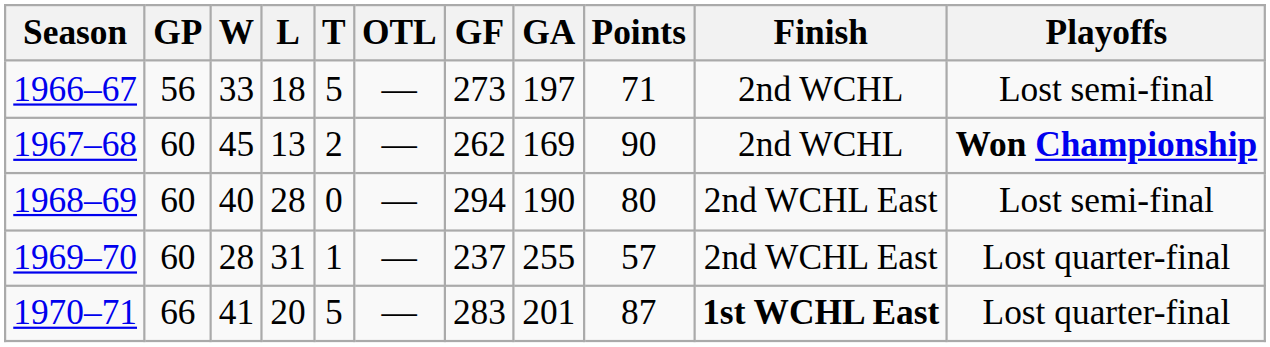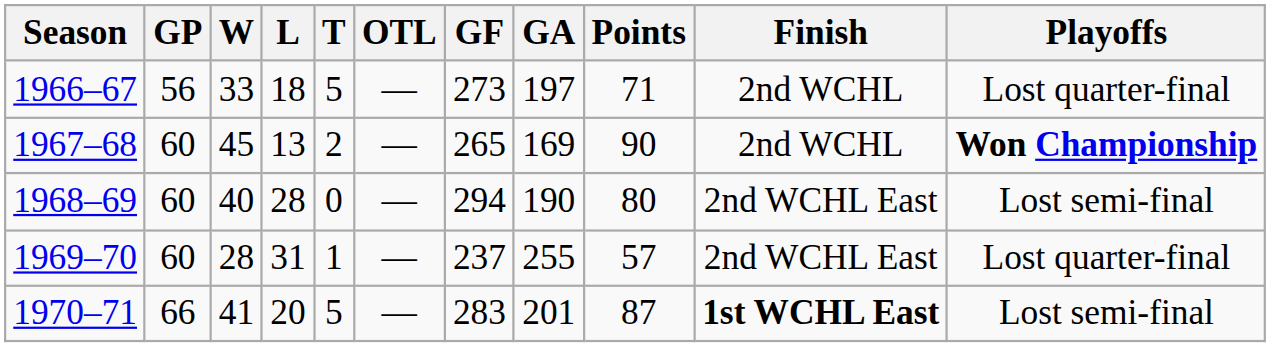(1106, 88) Lost semi-final -> (1106, 88) Lost quarter-final
(479, 144) 262 -> (479, 144) 265
(1106, 312) Lost quarter-final -> (1106, 312) Lost semi-final
